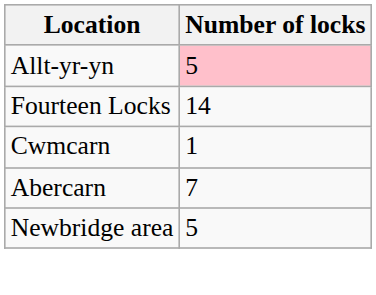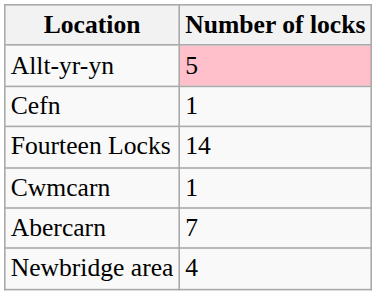+ row: (36, 106)
(192, 227) 5 -> (192, 268) 4
